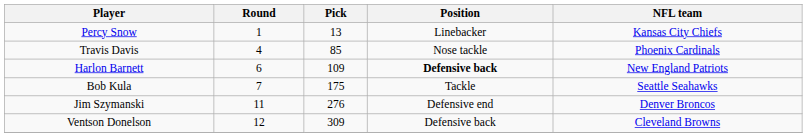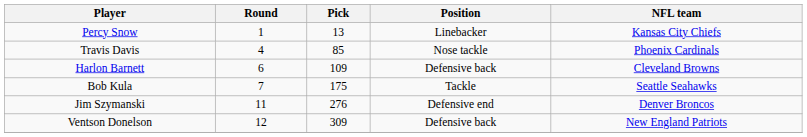(460, 68) bold -> (461, 68) normal
(677, 68) New England Patriots -> (676, 68) Cleveland Browns
(677, 123) Cleveland Browns -> (676, 123) New England Patriots
